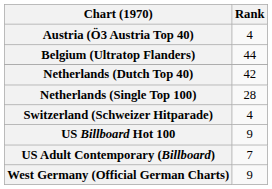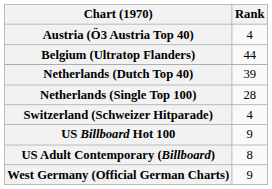(250, 74) 42 -> (250, 74) 39
(250, 154) 7 -> (250, 154) 8
